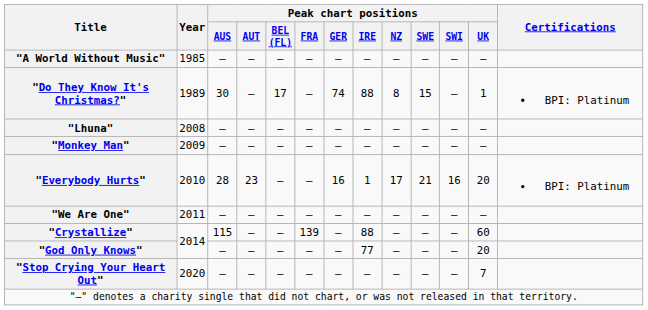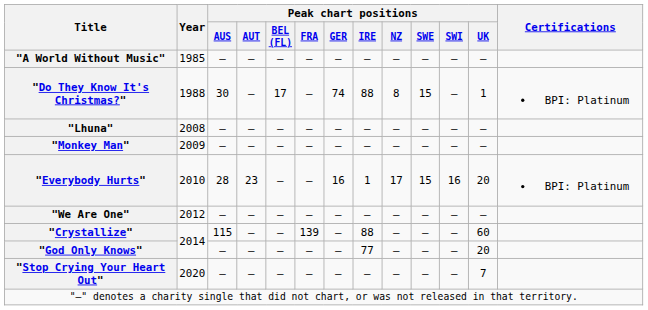(192, 93) 1989 -> (192, 93) 1988
(425, 180) 21 -> (425, 180) 15
(192, 215) 2011 -> (192, 215) 2012
